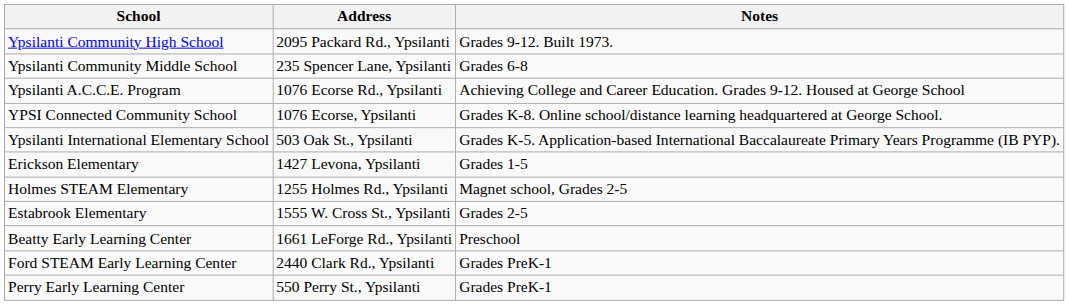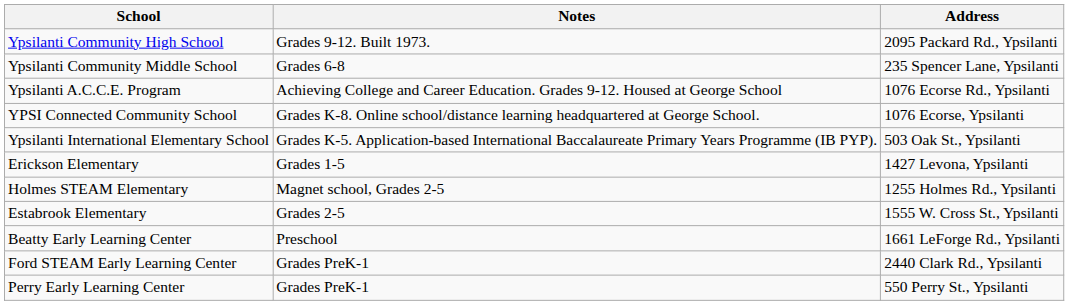columns swapped: (364, 16) <-> (760, 16)
